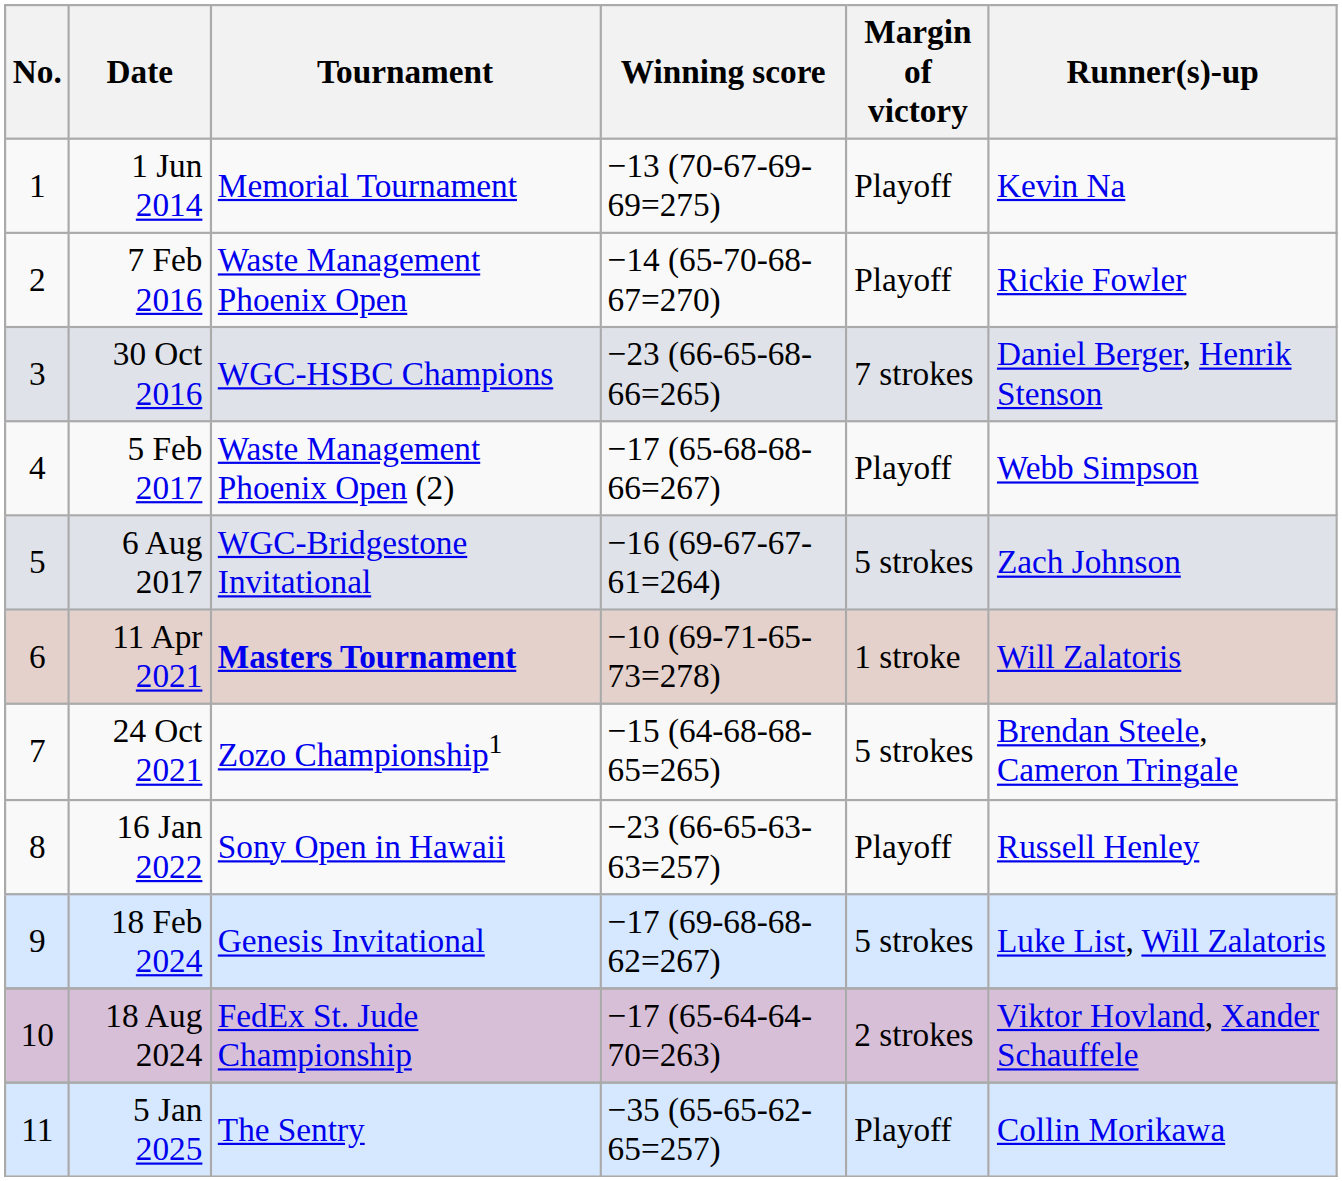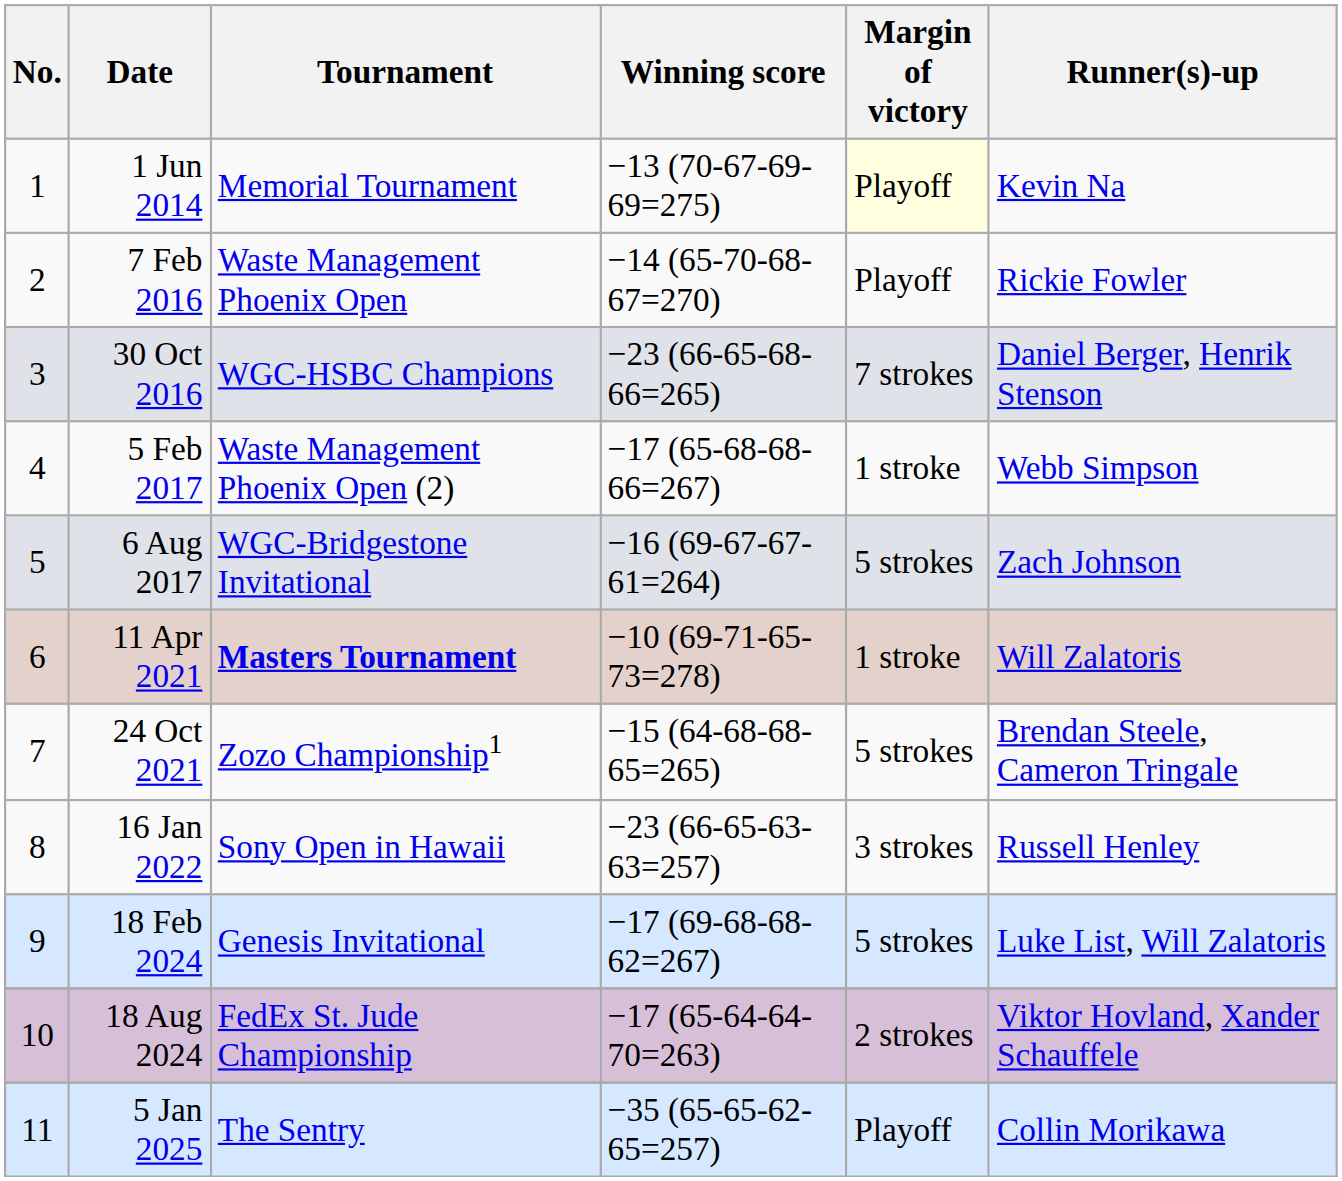(903, 185) no background -> (903, 185) lightyellow background
(903, 468) Playoff -> (907, 468) 1 stroke
(903, 845) Playoff -> (914, 845) 3 strokes
